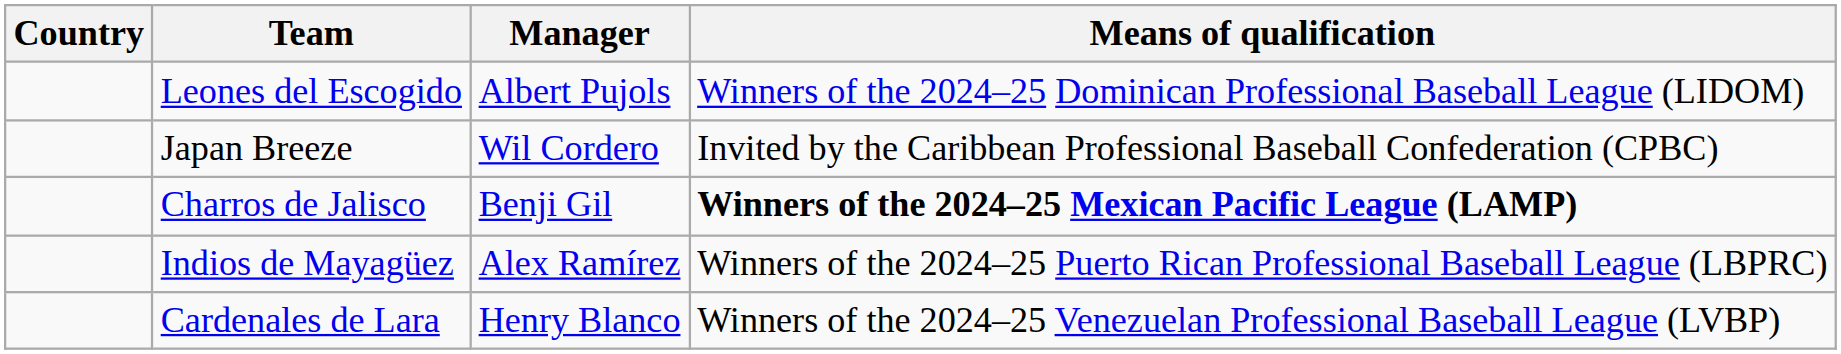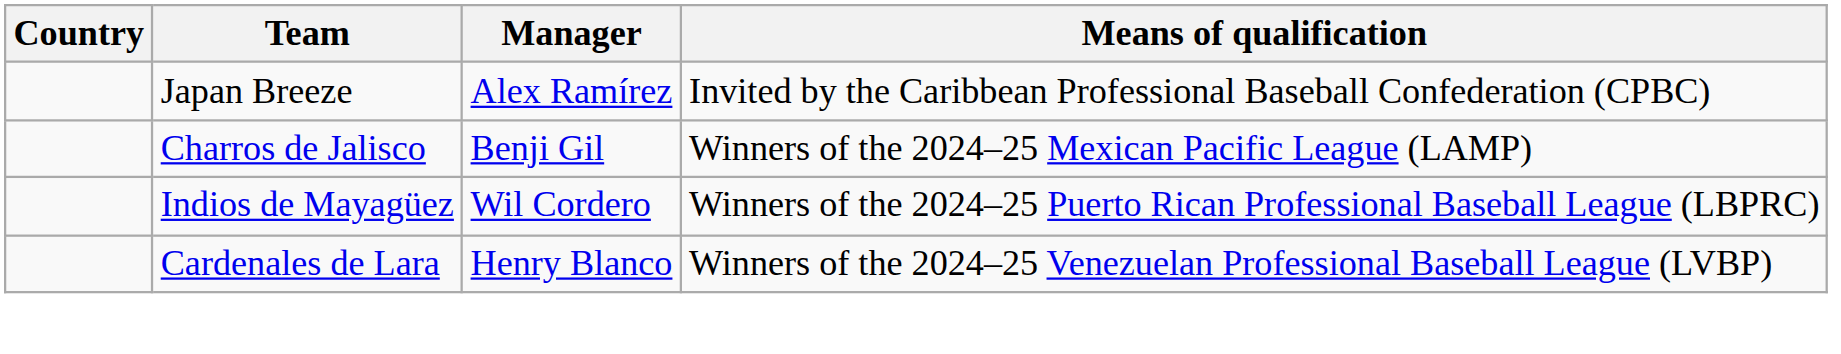- row: (311, 90)
(569, 147) Wil Cordero -> (571, 90) Alex Ramírez
(1137, 205) bold -> (1111, 147) normal
(580, 262) Alex Ramírez -> (561, 205) Wil Cordero
